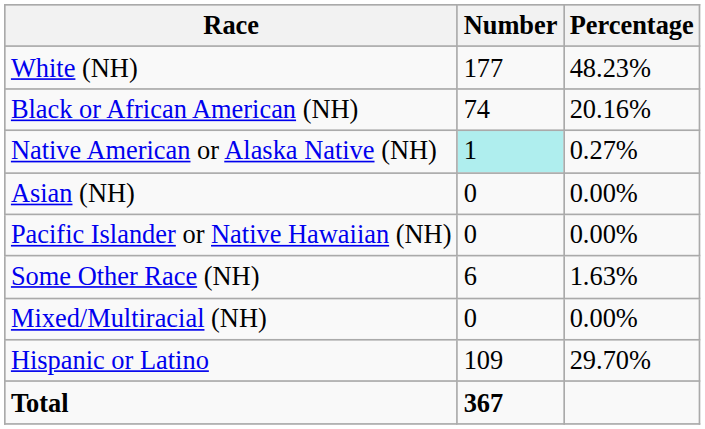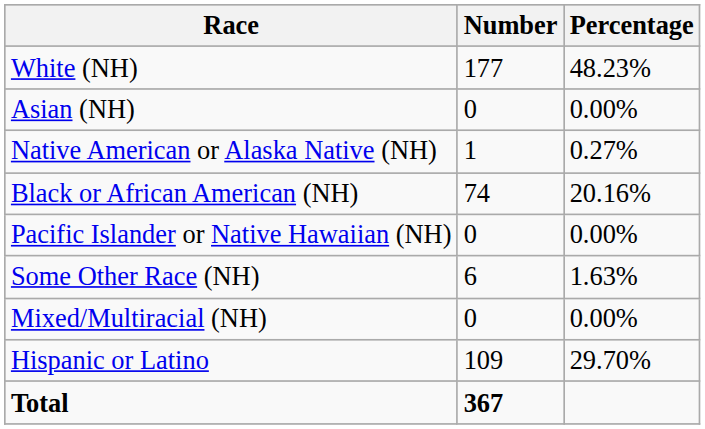rows swapped: (185, 109) <-> (73, 192)
(470, 151) paleturquoise background -> (470, 151) no background
